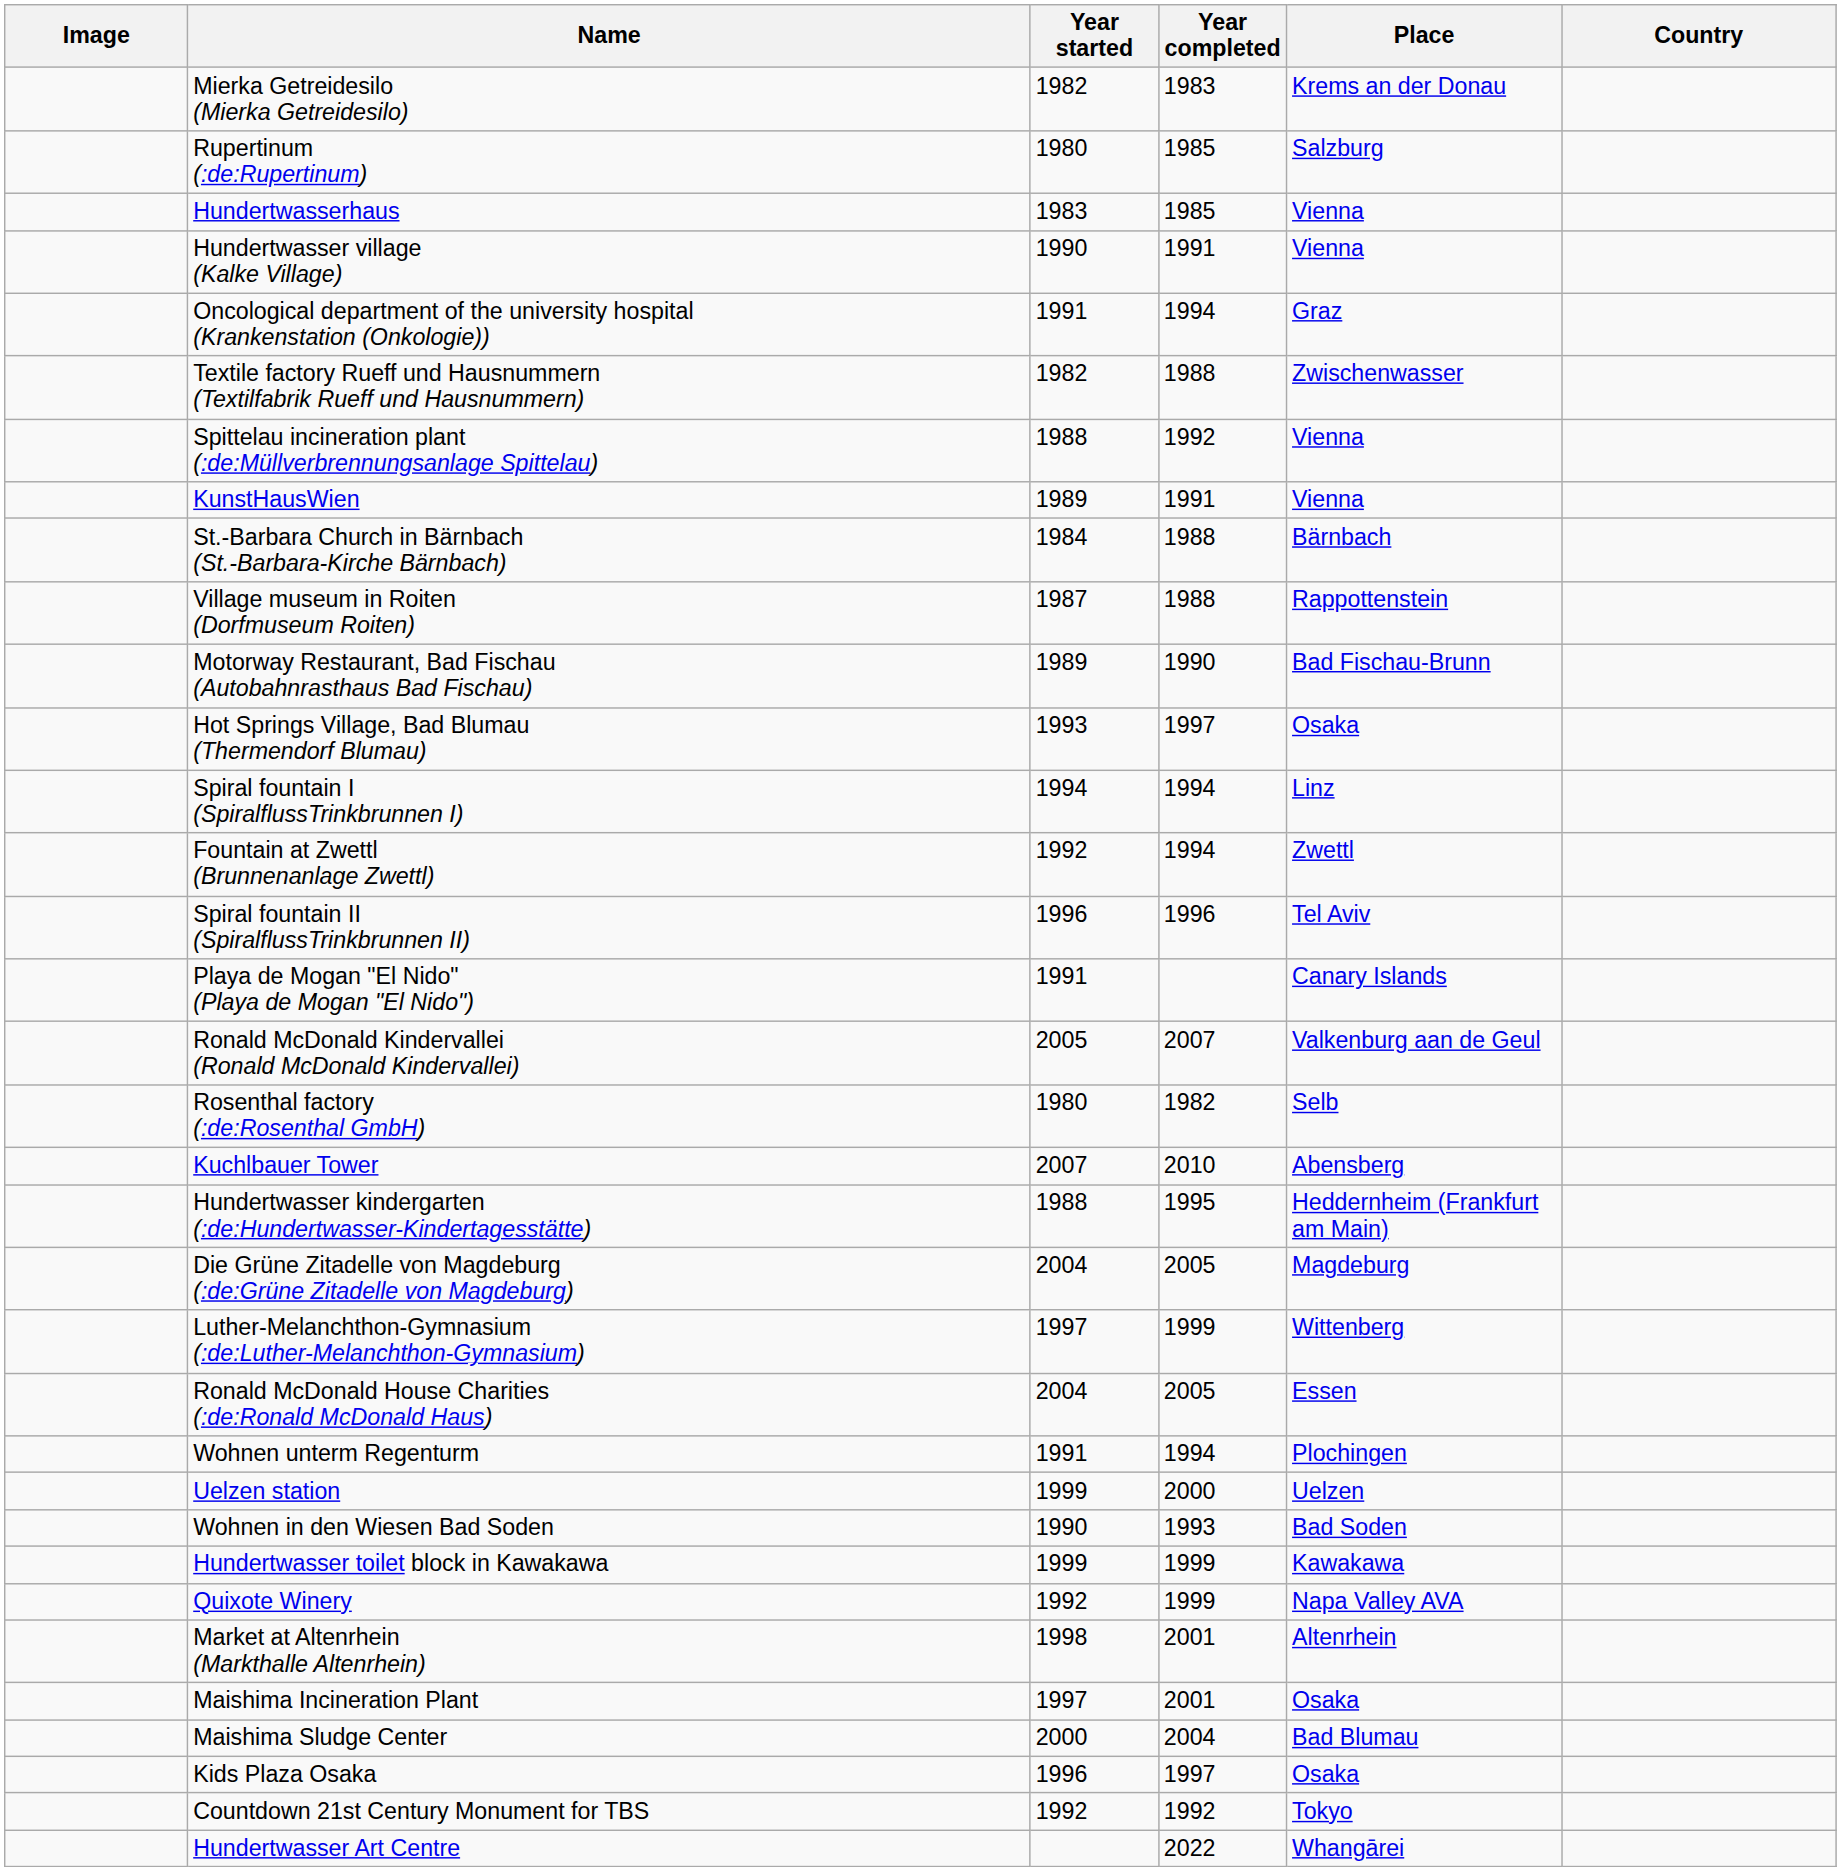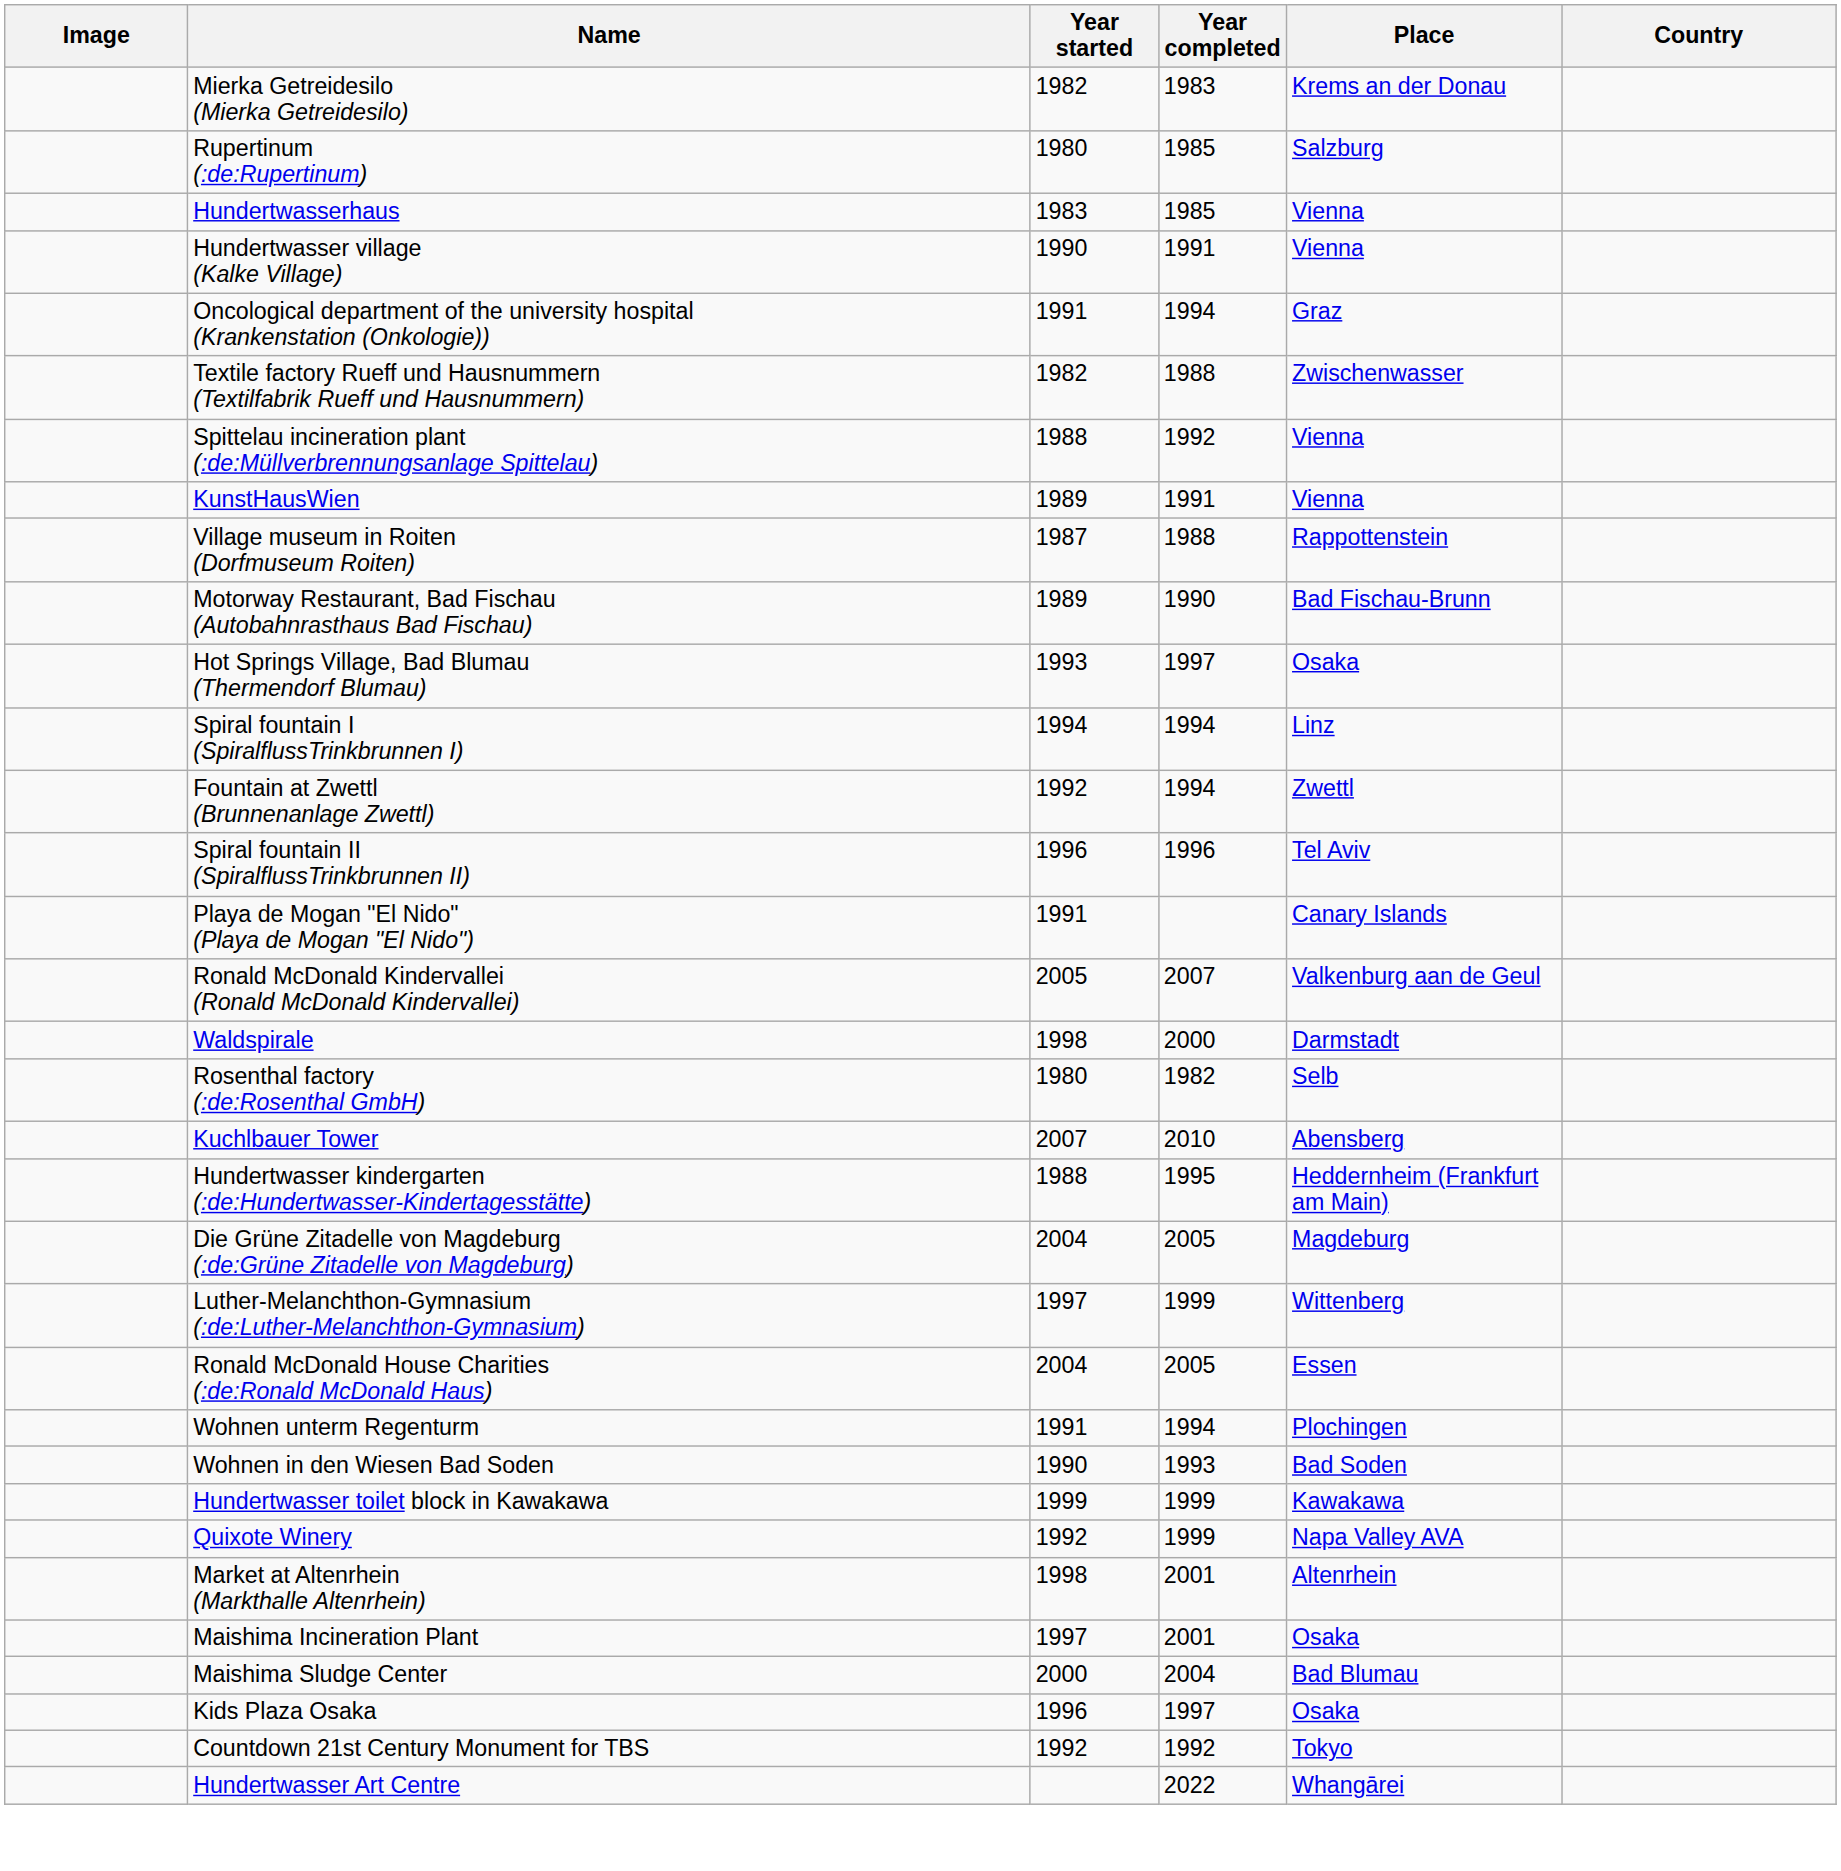- row: (358, 549)
+ row: (253, 1039)
- row: (267, 1490)
